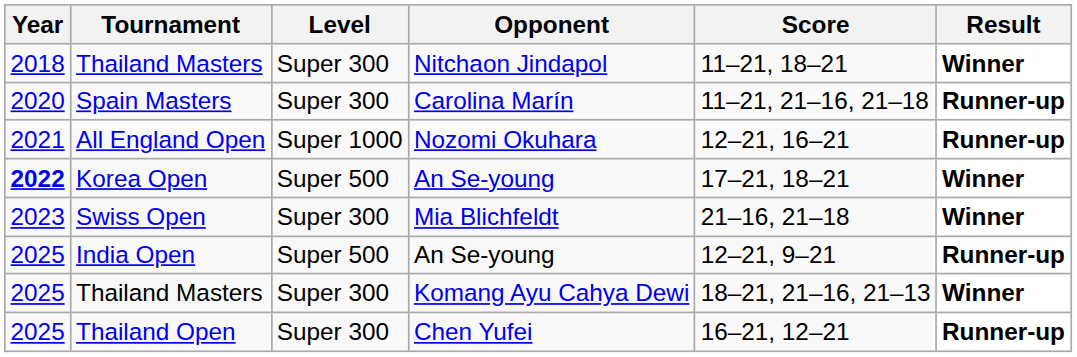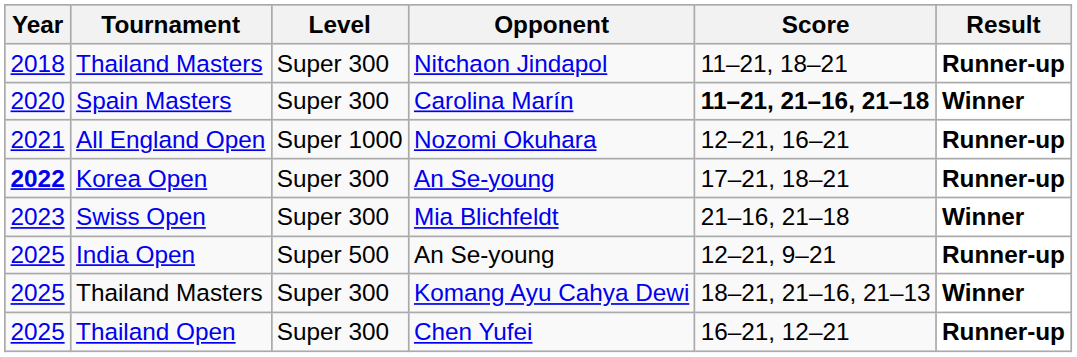(983, 63) Winner -> (1004, 63) Runner-up
(815, 101) normal -> (815, 101) bold
(1004, 101) Runner-up -> (983, 101) Winner
(333, 178) Super 500 -> (333, 178) Super 300
(983, 178) Winner -> (1004, 178) Runner-up
